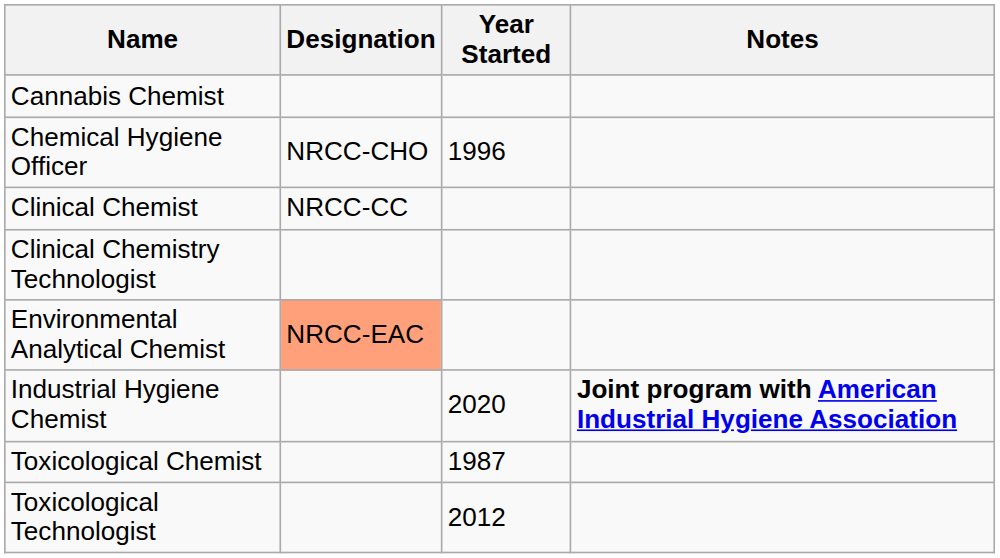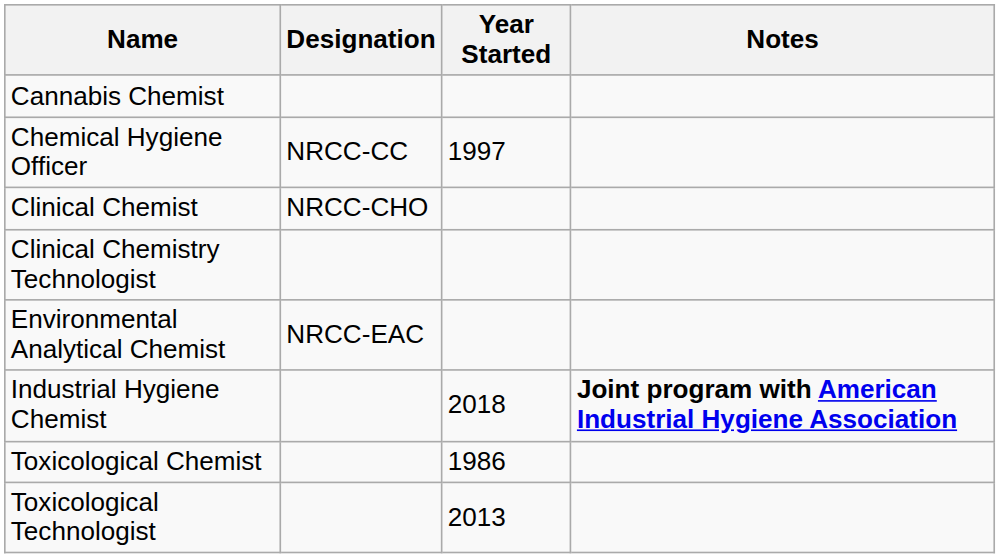(357, 151) NRCC-CHO -> (347, 151) NRCC-CC
(477, 151) 1996 -> (477, 151) 1997
(347, 207) NRCC-CC -> (357, 207) NRCC-CHO
(355, 334) lightsalmon background -> (355, 334) no background
(477, 405) 2020 -> (477, 405) 2018
(477, 461) 1987 -> (477, 461) 1986
(477, 517) 2012 -> (477, 517) 2013
